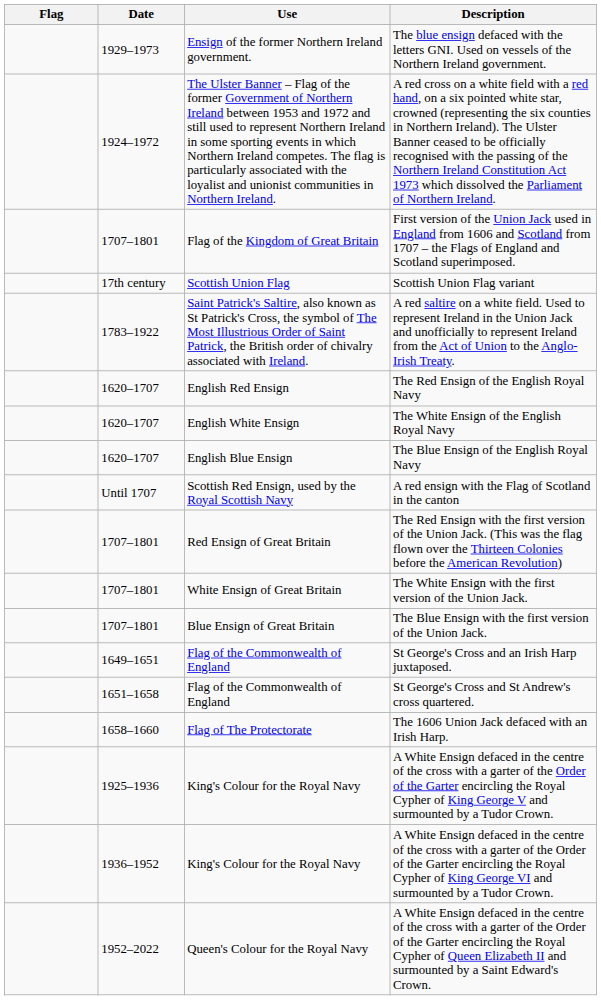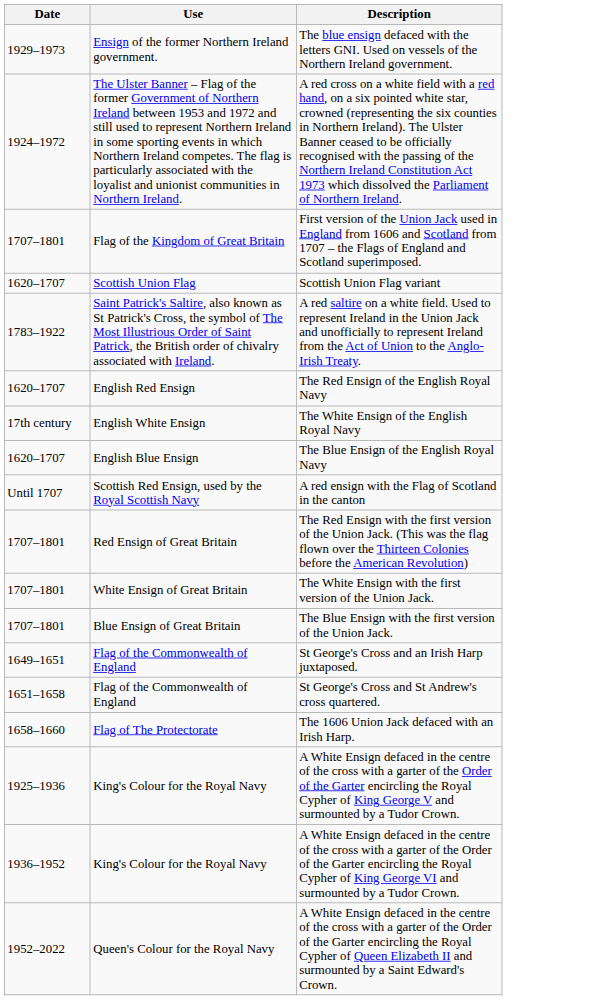- column: (51, 14)
(133, 283) 17th century -> (36, 283) 1620–1707
(130, 423) 1620–1707 -> (40, 423) 17th century
